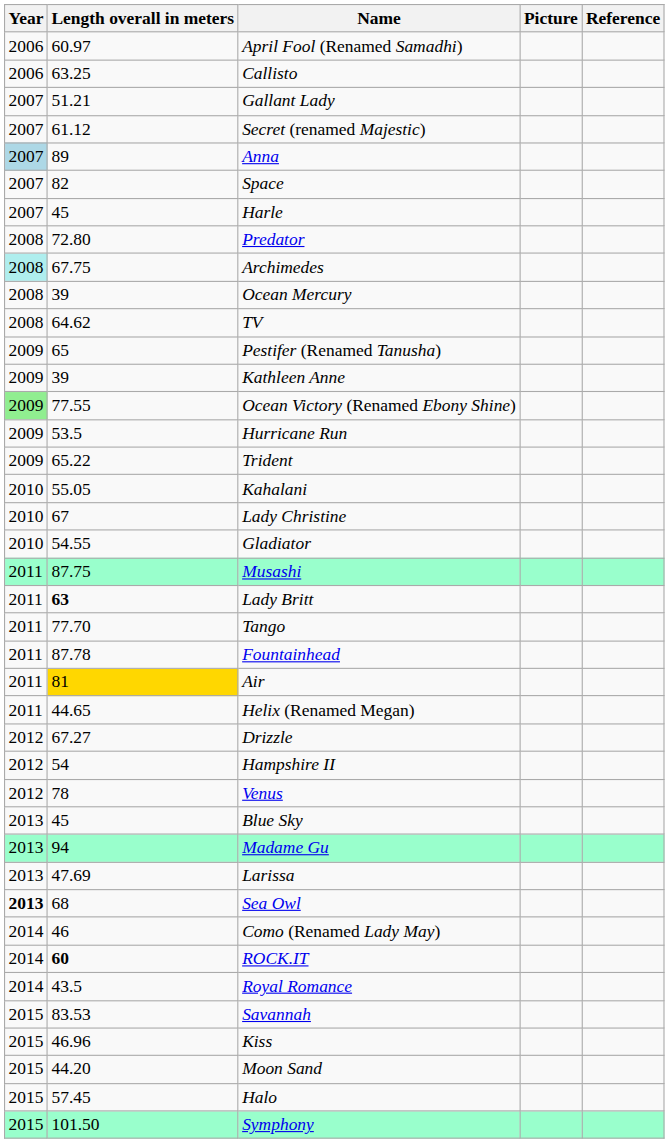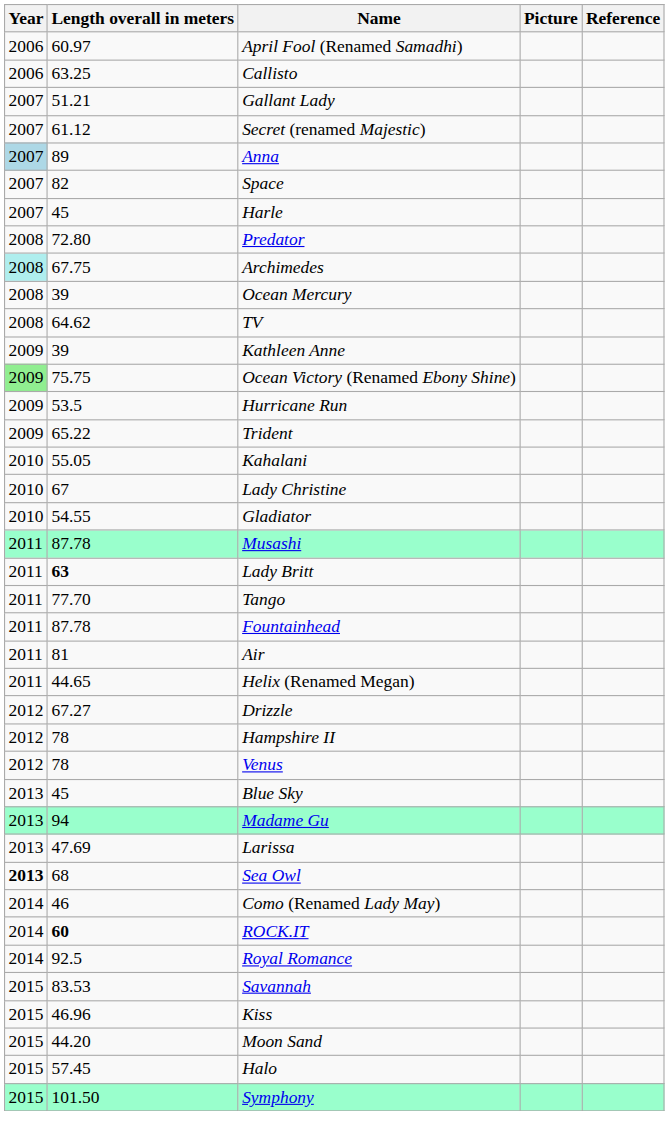- row: (342, 350)
(71, 405) 77.55 -> (71, 377) 75.75
(71, 571) 87.75 -> (71, 543) 87.78
(60, 682) gold background -> (60, 654) no background
(60, 765) 54 -> (60, 737) 78
(67, 986) 43.5 -> (67, 958) 92.5
